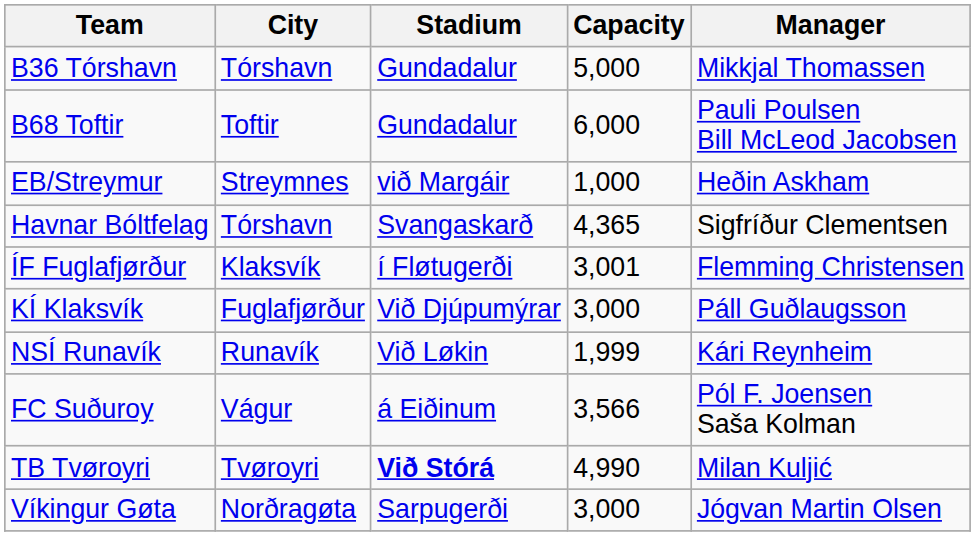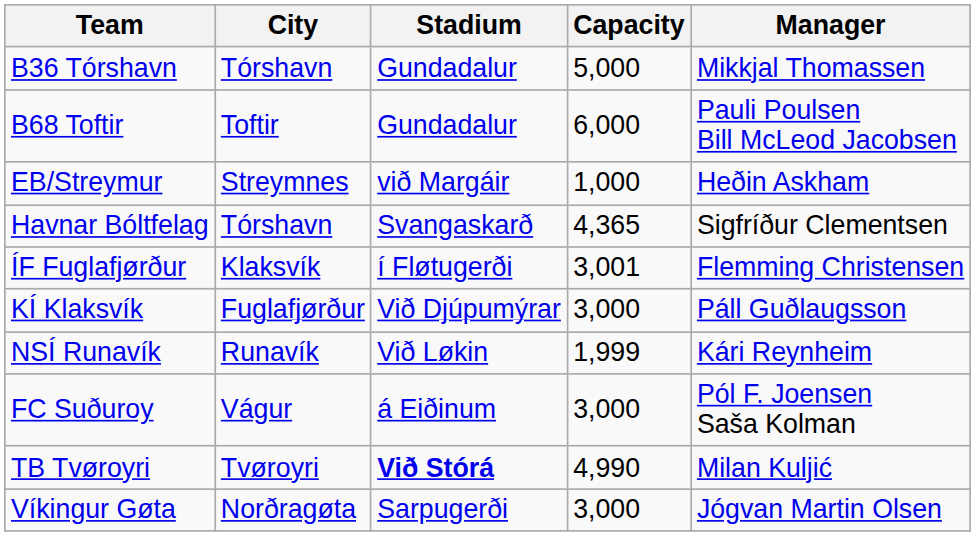(607, 409) 3,566 -> (607, 409) 3,000
